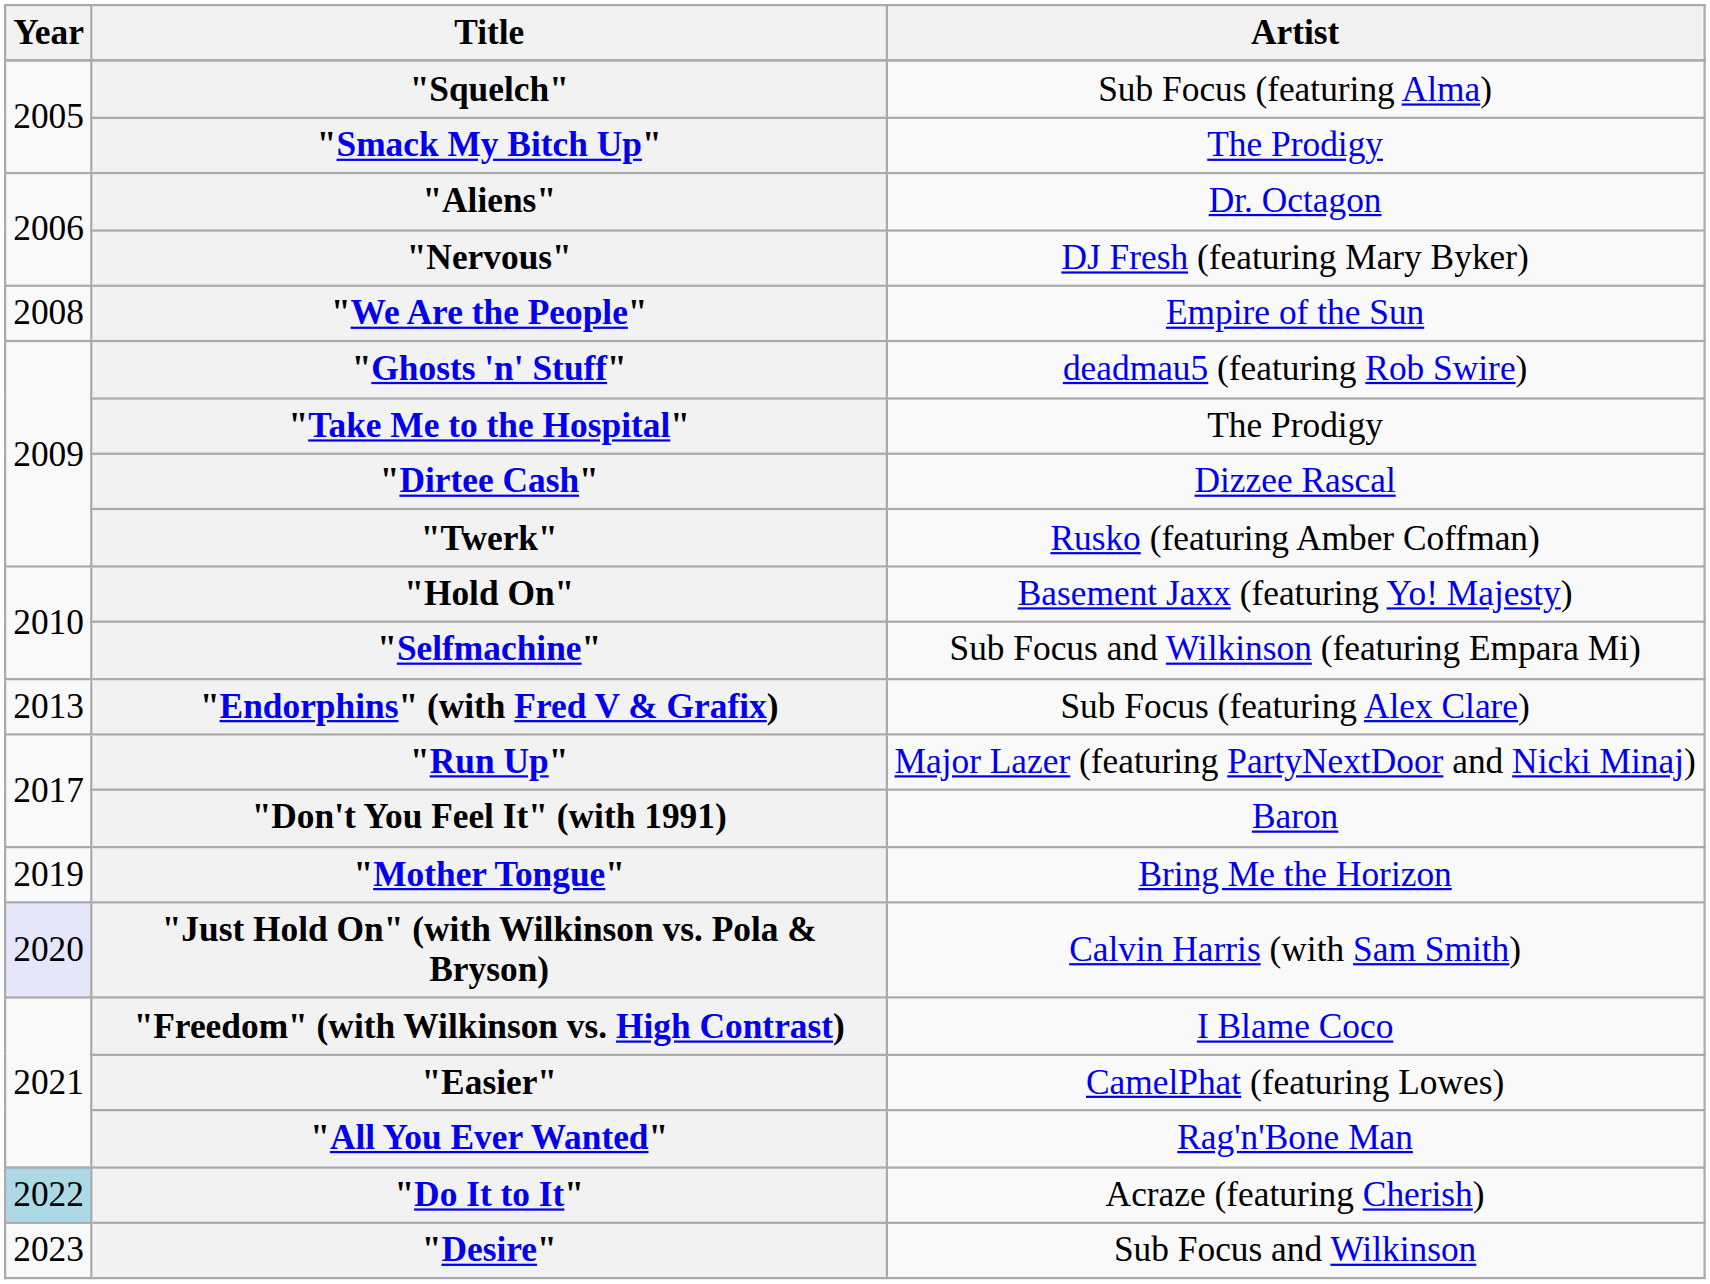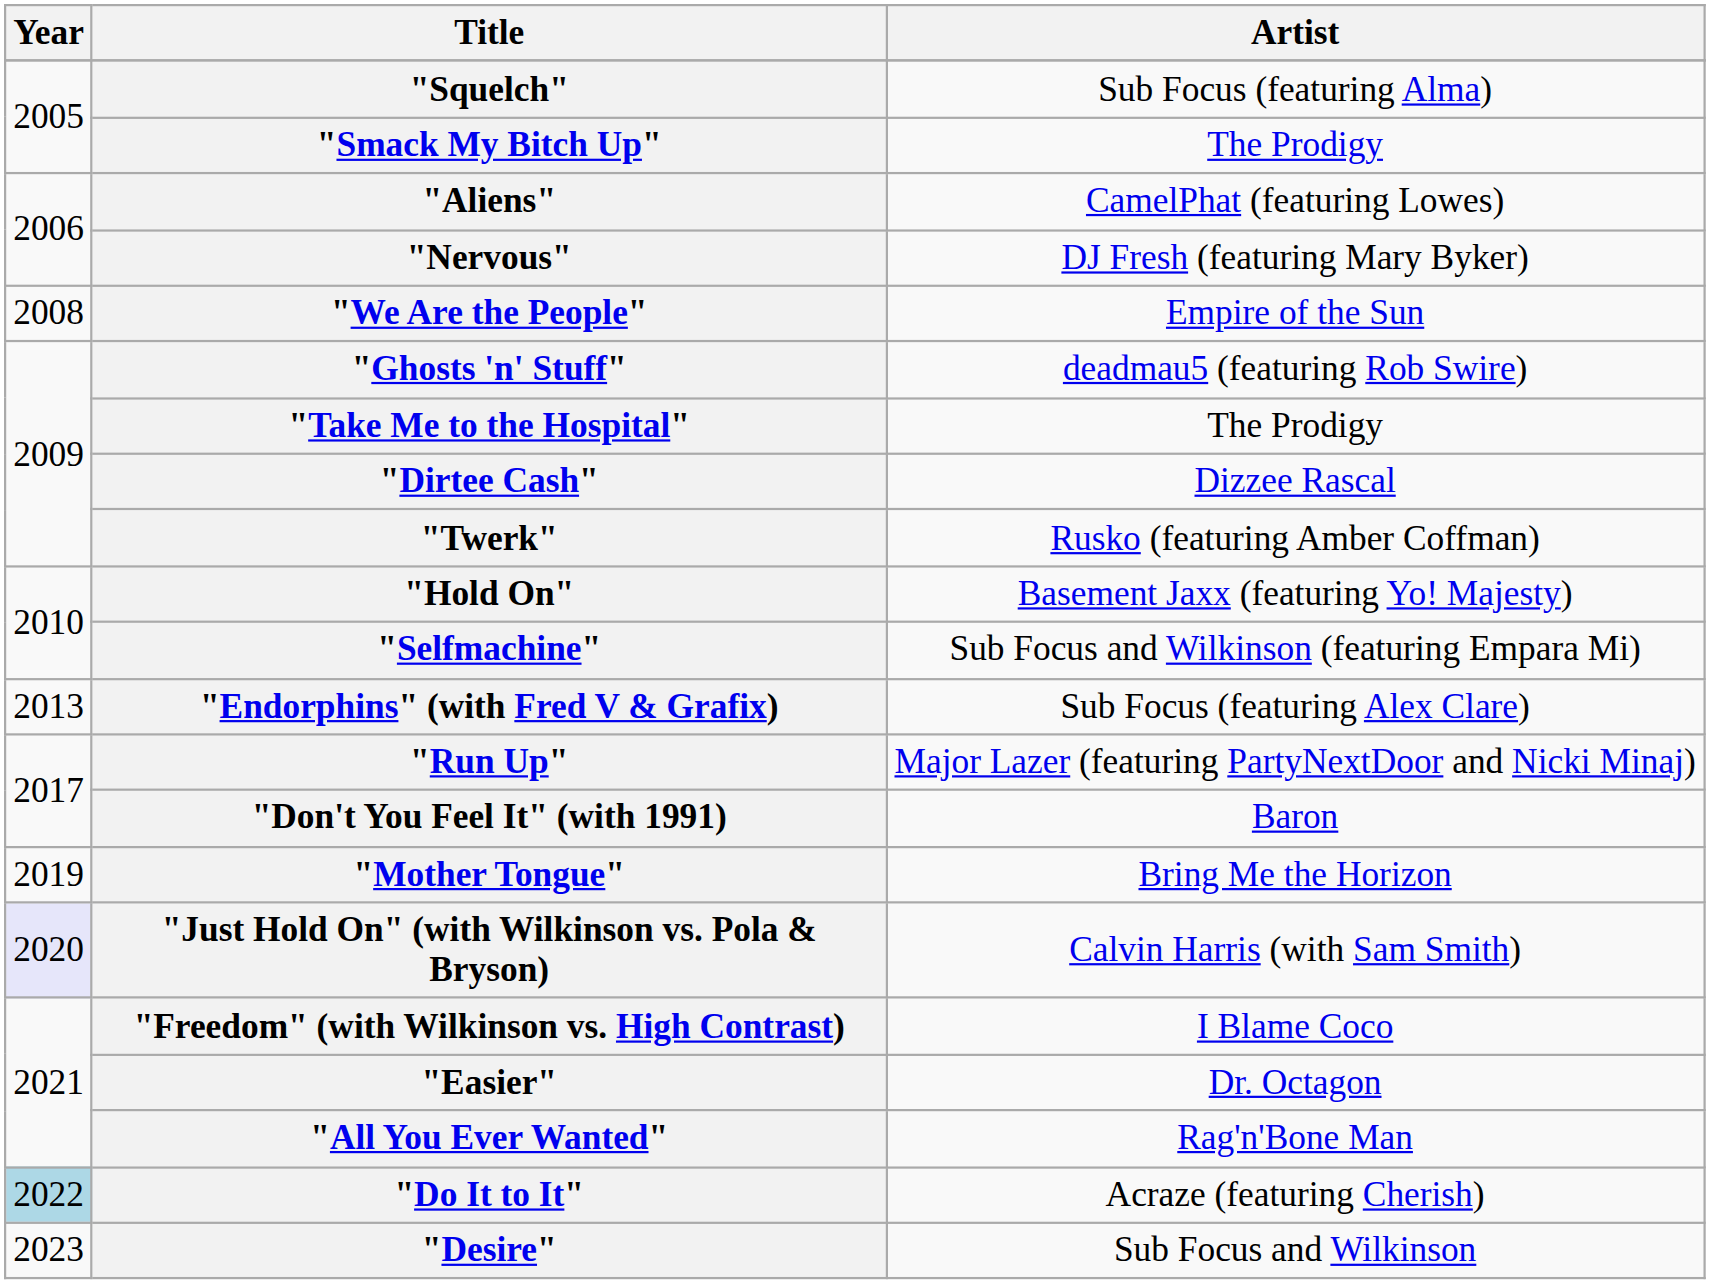(1295, 200) Dr. Octagon -> (1295, 200) CamelPhat (featuring Lowes)
(1295, 1081) CamelPhat (featuring Lowes) -> (1295, 1081) Dr. Octagon
